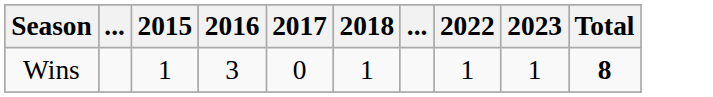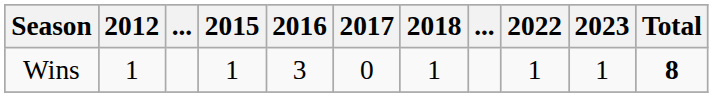+ column: (132, 26)
